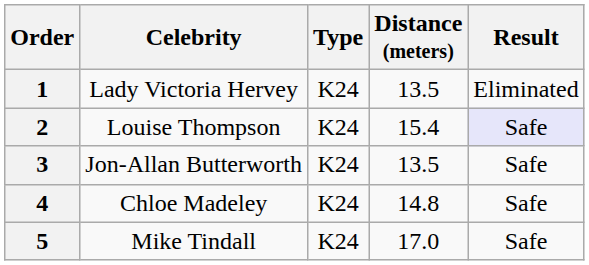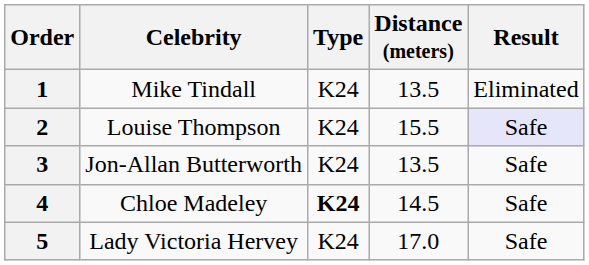(194, 88) Lady Victoria Hervey -> (194, 88) Mike Tindall
(418, 126) 15.4 -> (418, 126) 15.5
(338, 202) normal -> (338, 202) bold
(418, 202) 14.8 -> (418, 202) 14.5
(194, 240) Mike Tindall -> (194, 240) Lady Victoria Hervey
